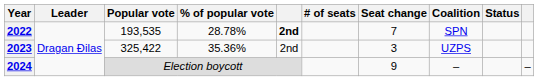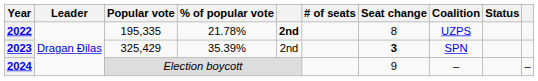(141, 31) 193,535 -> (141, 31) 195,335
(227, 31) 28.78% -> (227, 31) 21.78%
(394, 31) 7 -> (394, 31) 8
(456, 31) SPN -> (456, 31) UZPS
(141, 48) 325,422 -> (141, 48) 325,429
(227, 48) 35.36% -> (227, 48) 35.39%
(394, 48) normal -> (394, 48) bold
(456, 48) UZPS -> (456, 48) SPN
